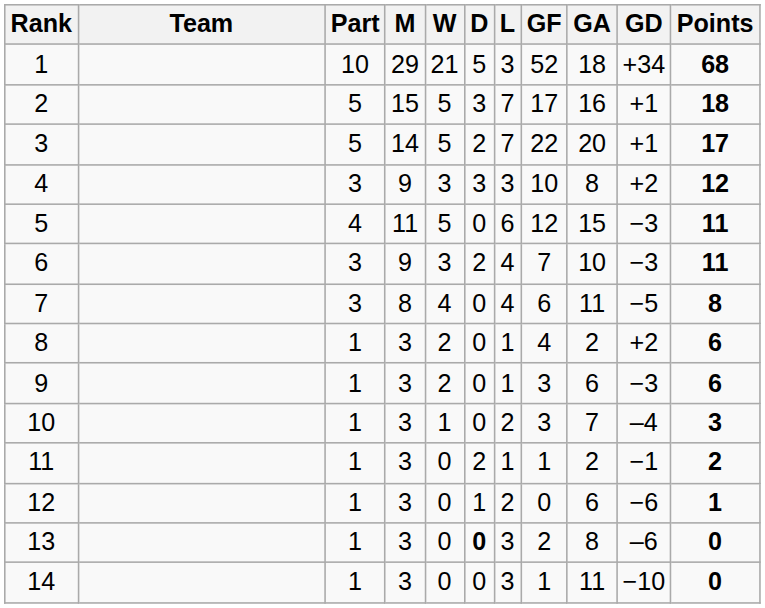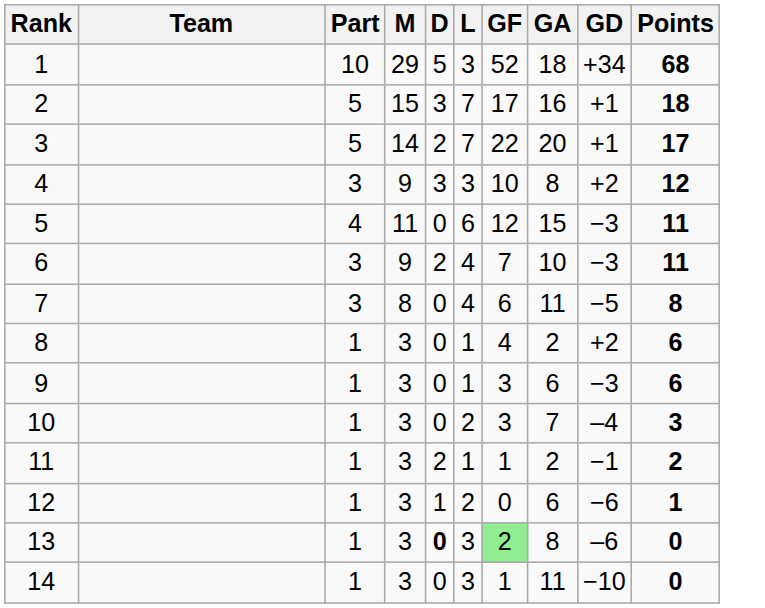- column: (445, 24)
(544, 542) no background -> (505, 542) lightgreen background
